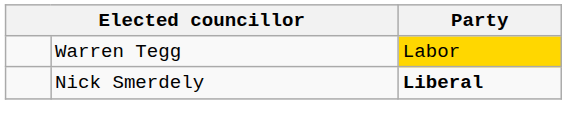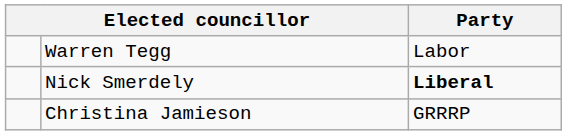(431, 52) gold background -> (442, 52) no background
+ row: (148, 114)
